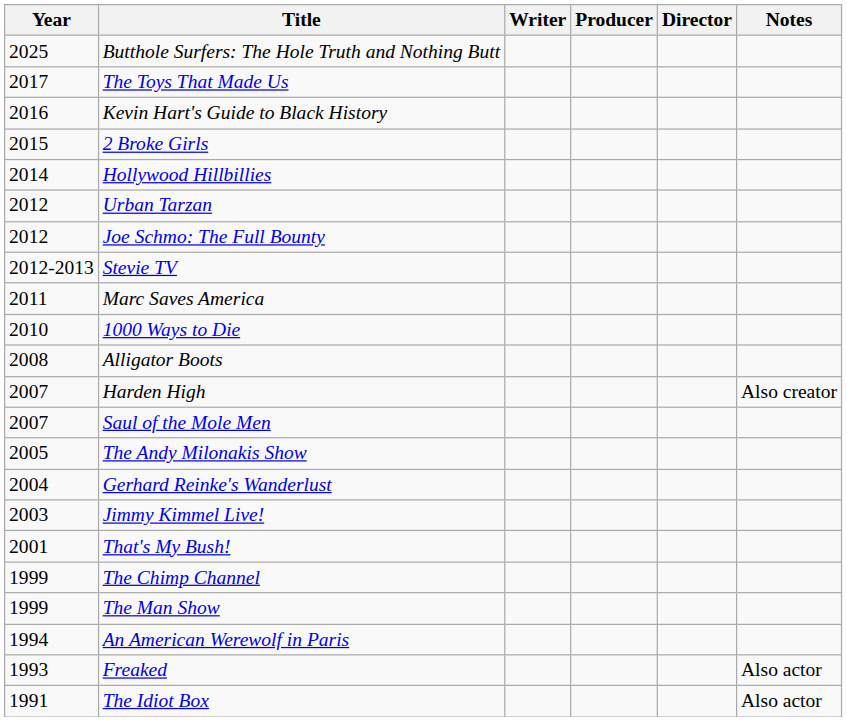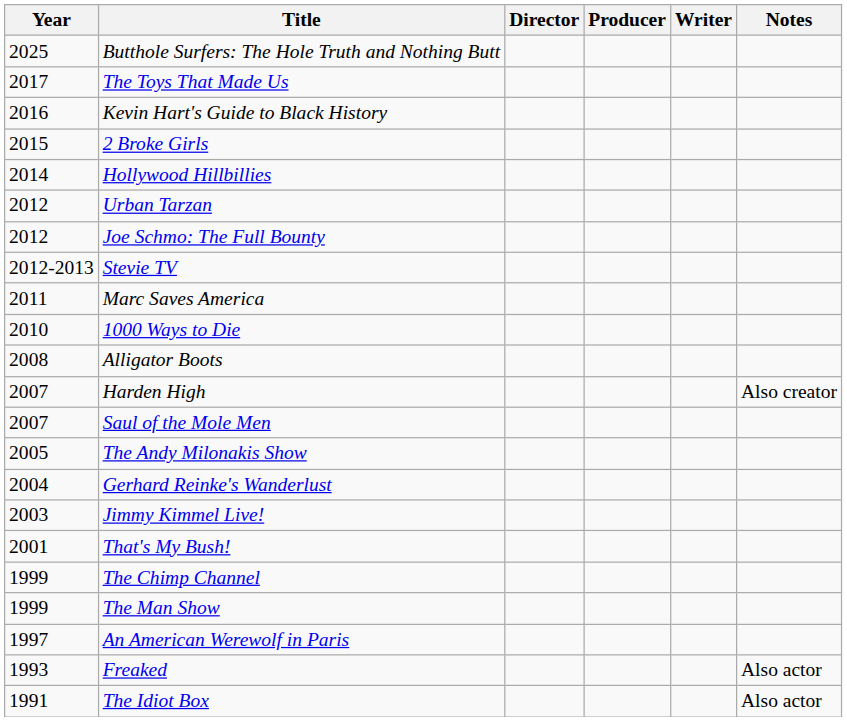columns swapped: (697, 19) <-> (538, 19)
(29, 639) 1994 -> (29, 639) 1997
